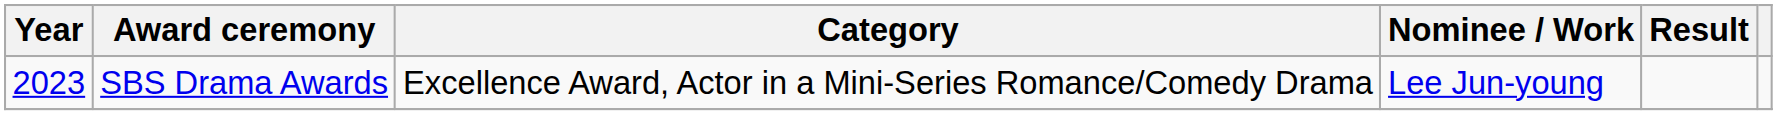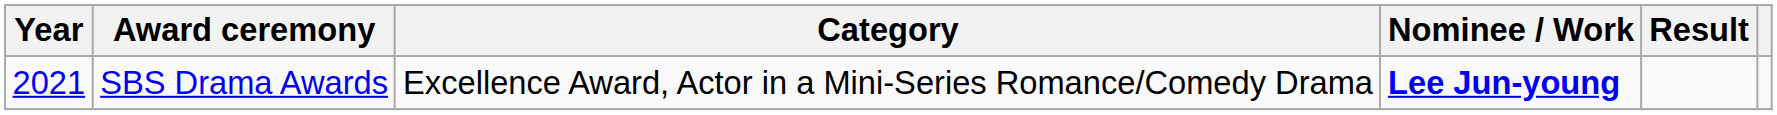(49, 82) 2023 -> (49, 82) 2021
(1496, 82) normal -> (1504, 82) bold
